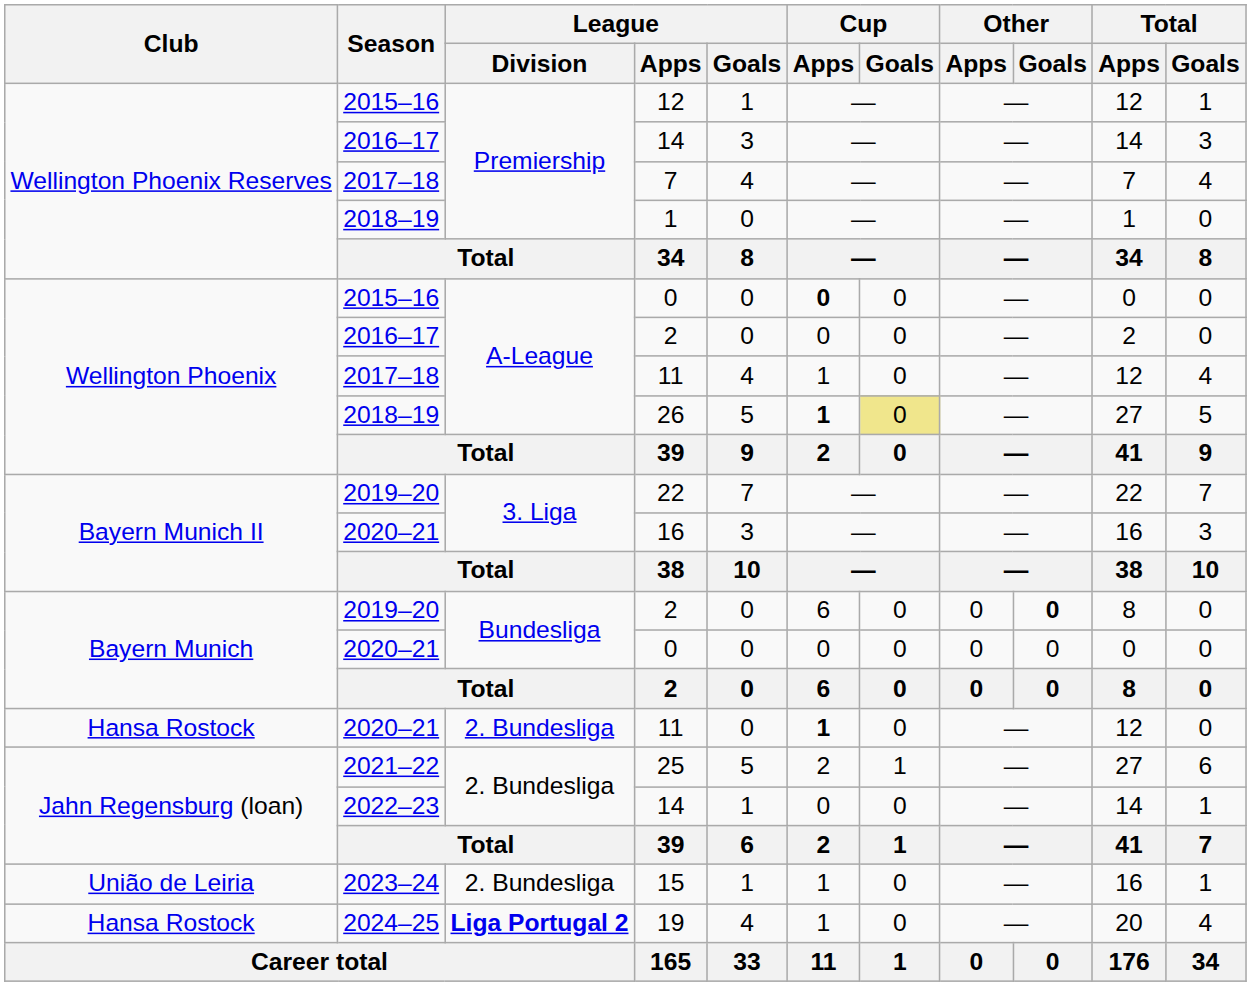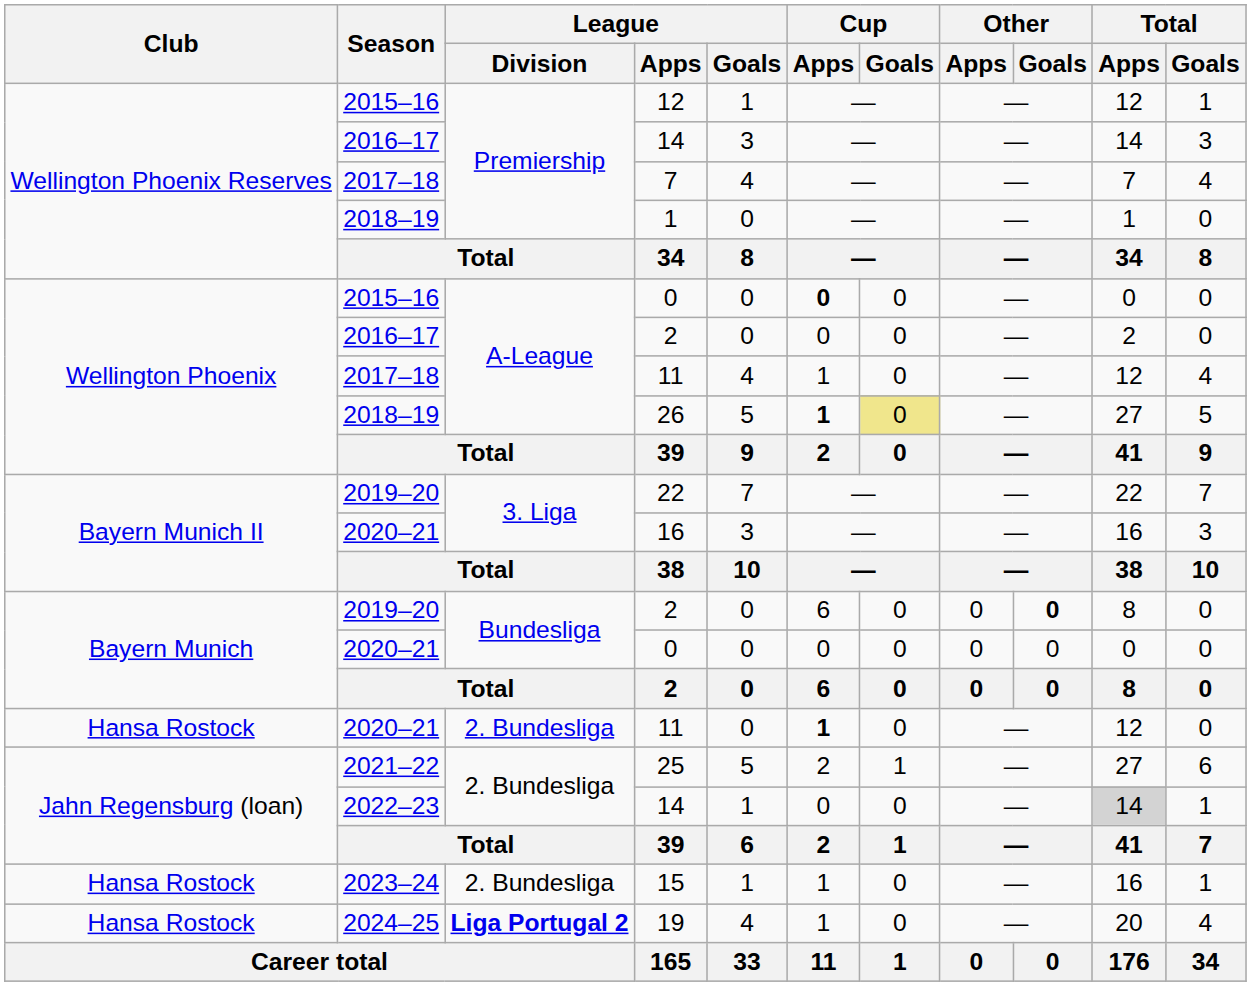(1129, 805) no background -> (1129, 805) lightgrey background
(171, 883) União de Leiria -> (171, 883) Hansa Rostock
